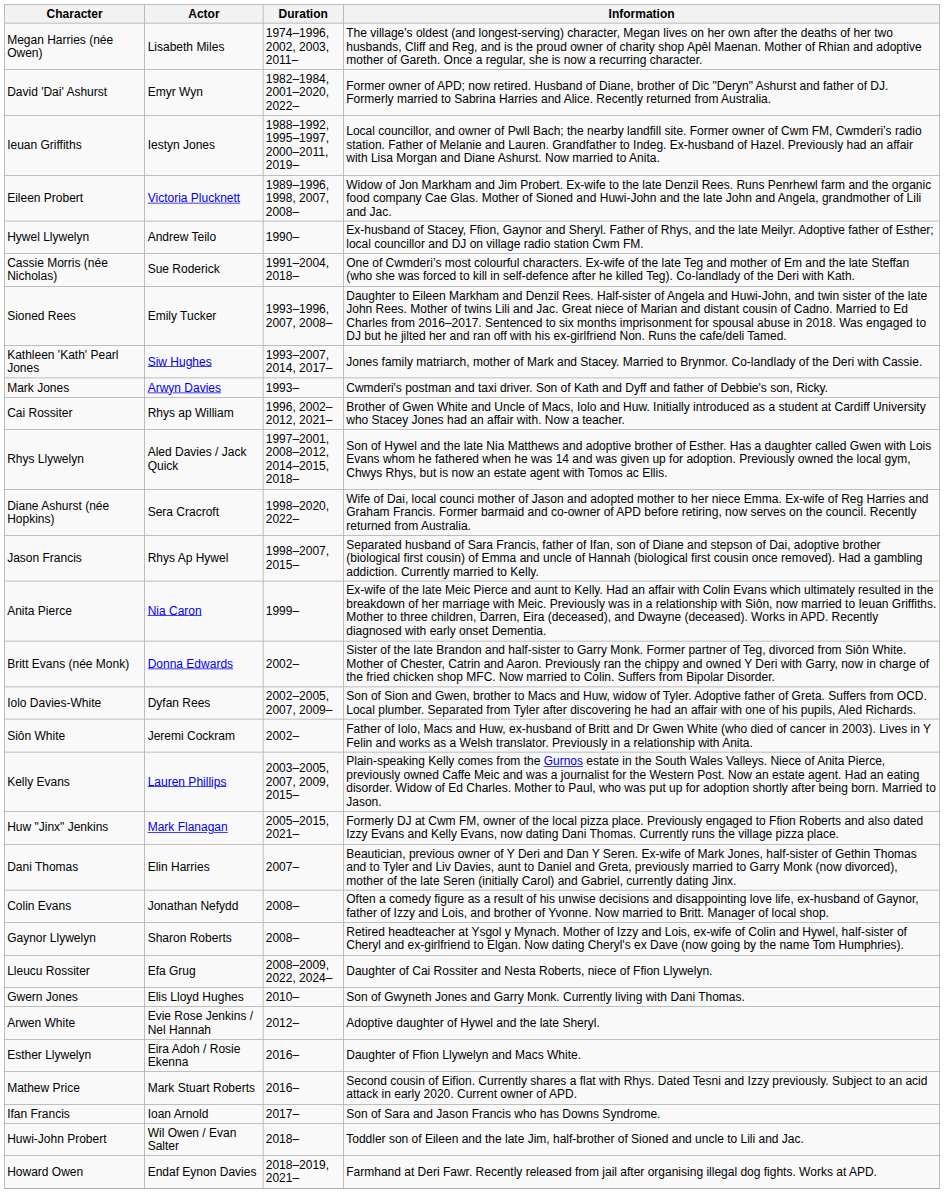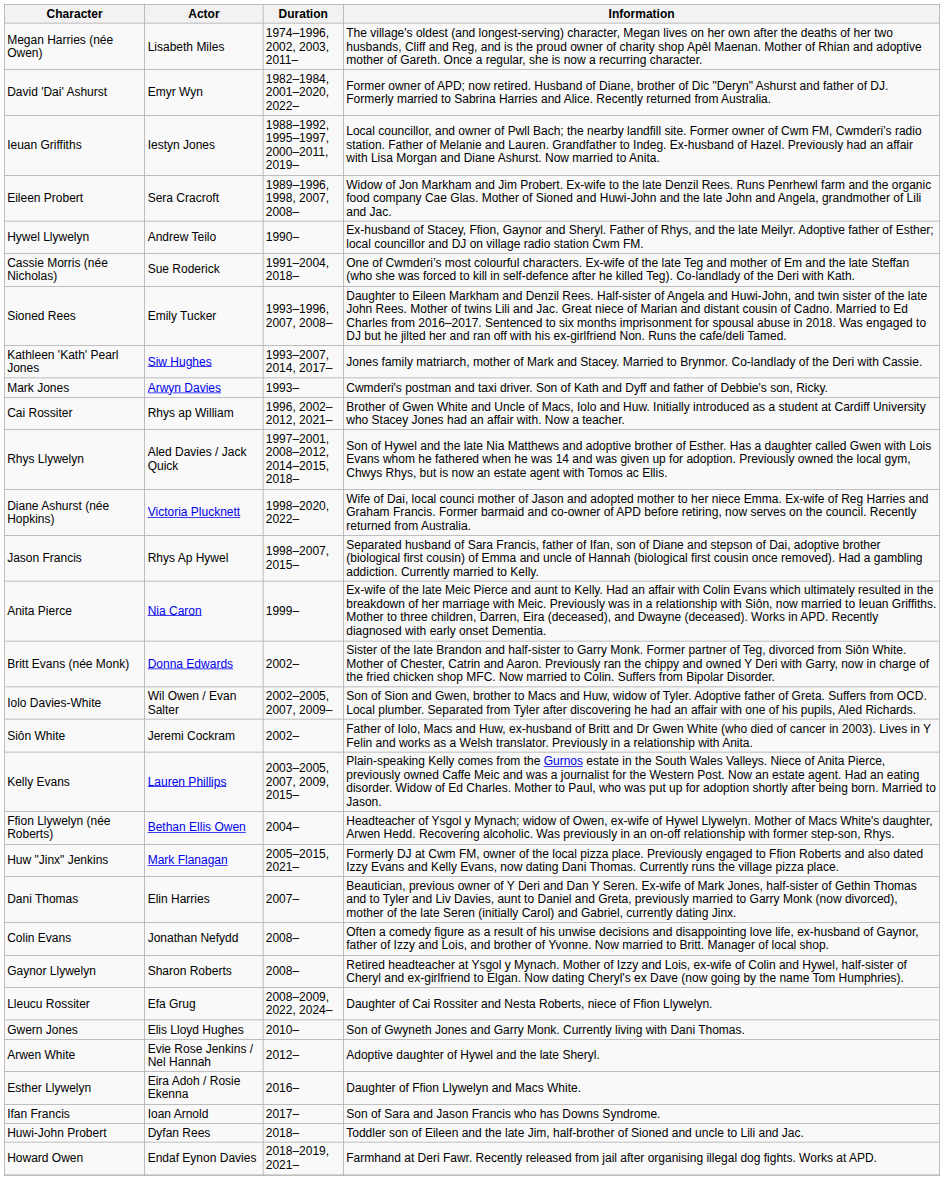(194, 198) Victoria Plucknett -> (183, 198) Sera Cracroft
(183, 512) Sera Cracroft -> (194, 512) Victoria Plucknett
(179, 703) Dyfan Rees -> (192, 703) Wil Owen / Evan Salter
+ row: (59, 827)
- row: (43, 1088)
(192, 1139) Wil Owen / Evan Salter -> (179, 1132) Dyfan Rees
